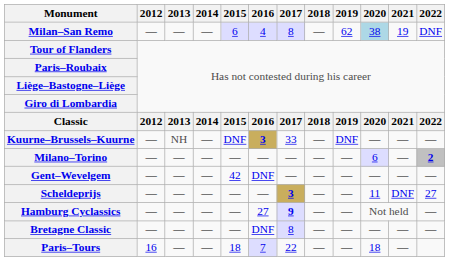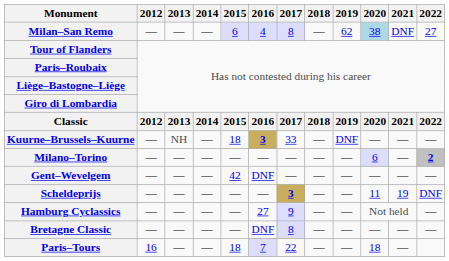(403, 31) 19 -> (403, 31) DNF
(431, 31) DNF -> (431, 31) 27
(235, 139) DNF -> (235, 139) 18
(403, 193) DNF -> (403, 193) 19
(431, 193) 27 -> (431, 193) DNF
(291, 211) bold -> (291, 211) normal
